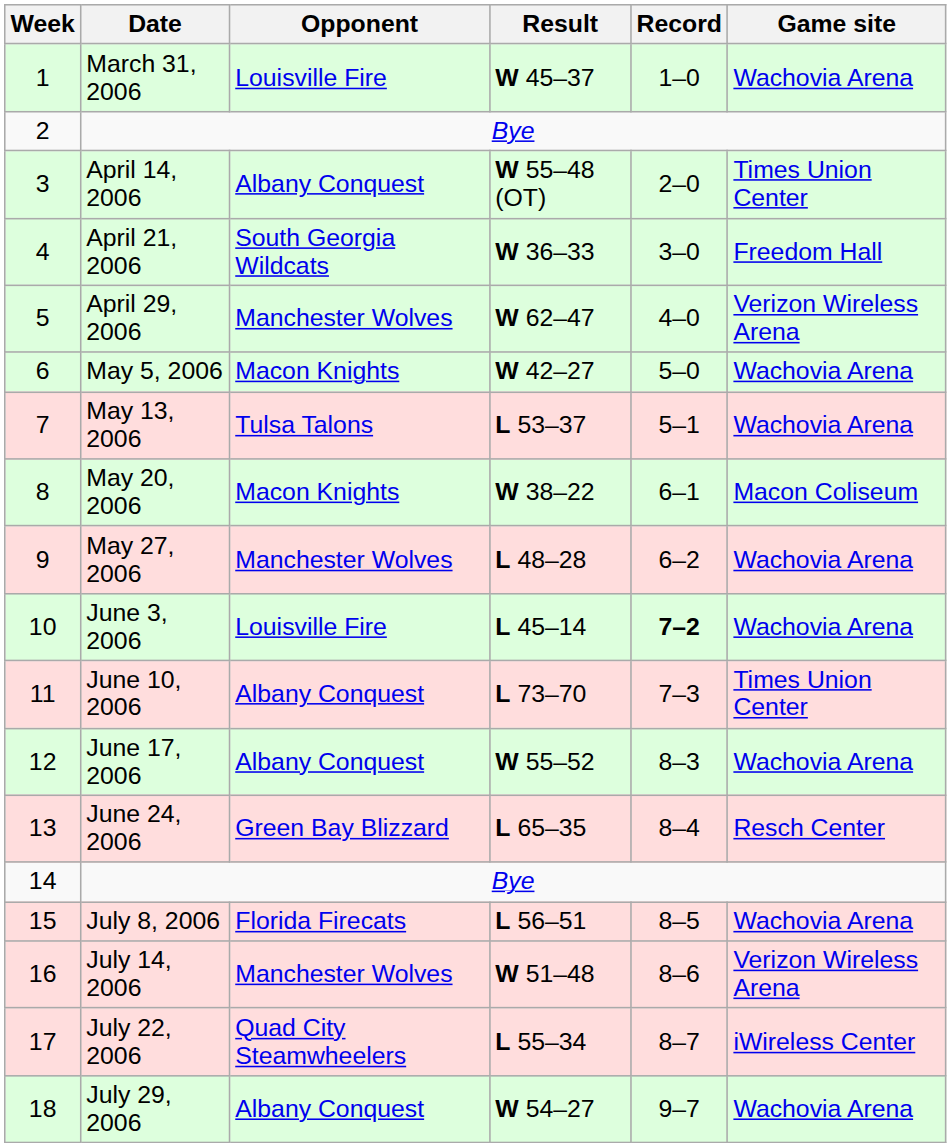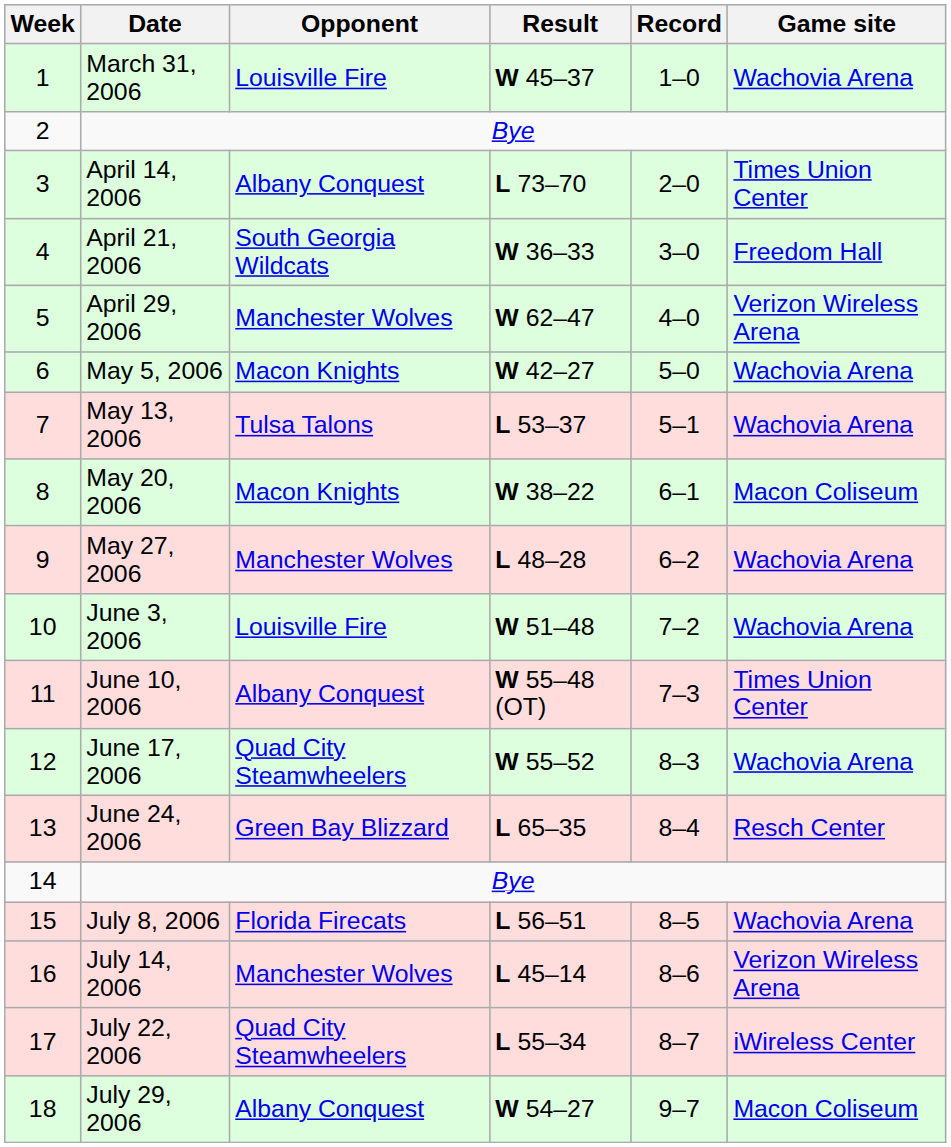(545, 184) W 55–48 (OT) -> (541, 184) L 73–70
(541, 626) L 45–14 -> (545, 626) W 51–48
(679, 626) bold -> (679, 626) normal
(541, 693) L 73–70 -> (545, 693) W 55–48 (OT)
(330, 761) Albany Conquest -> (321, 761) Quad City Steamwheelers
(545, 974) W 51–48 -> (541, 974) L 45–14
(823, 1108) Wachovia Arena -> (826, 1108) Macon Coliseum
